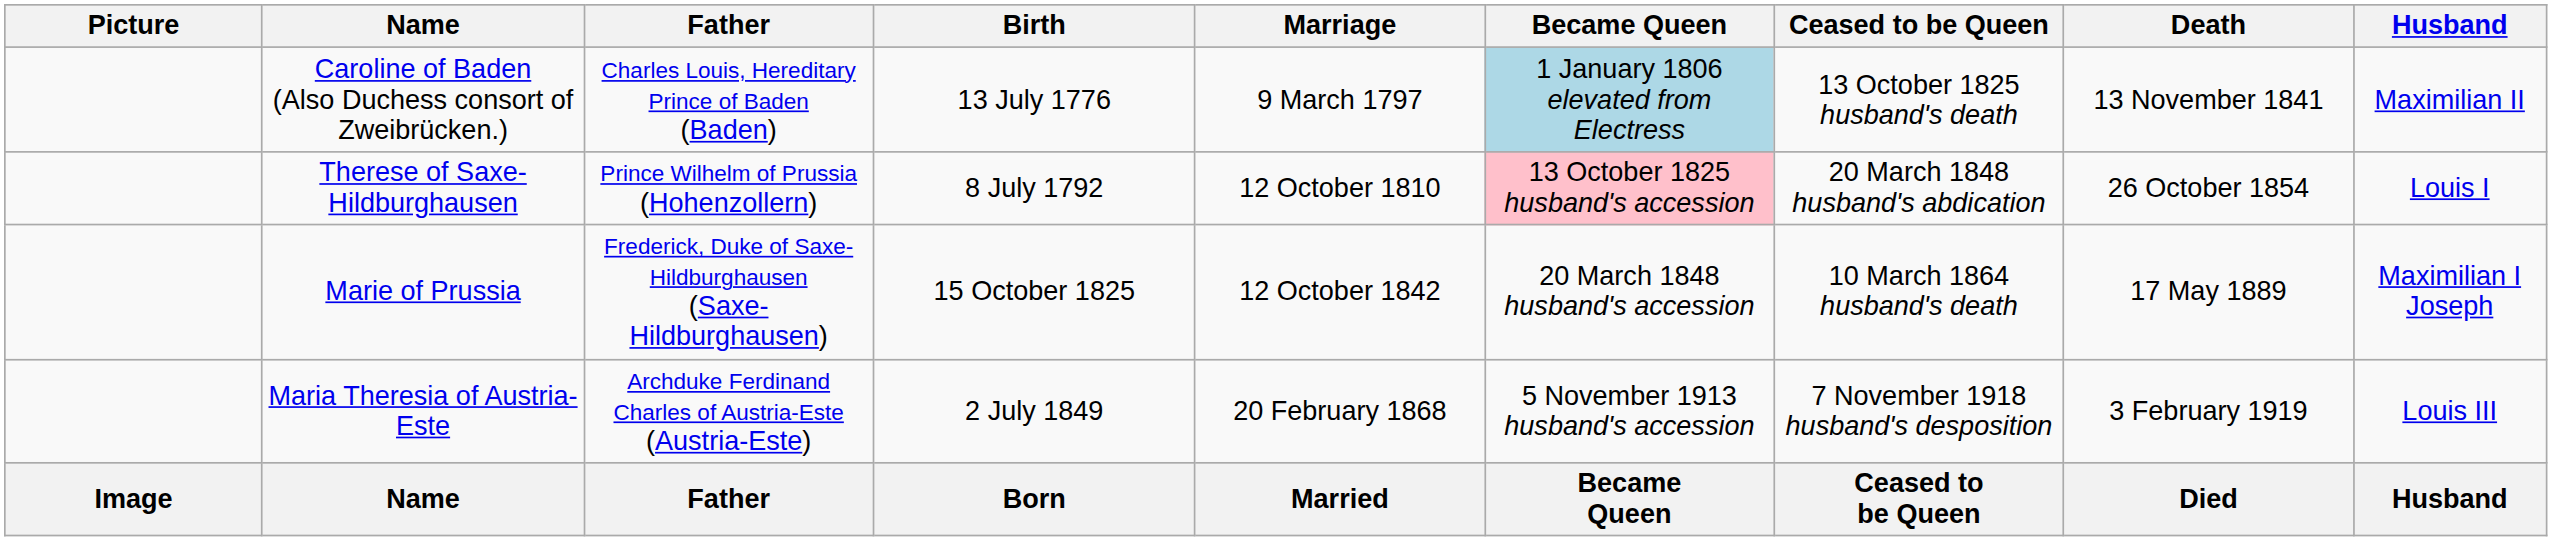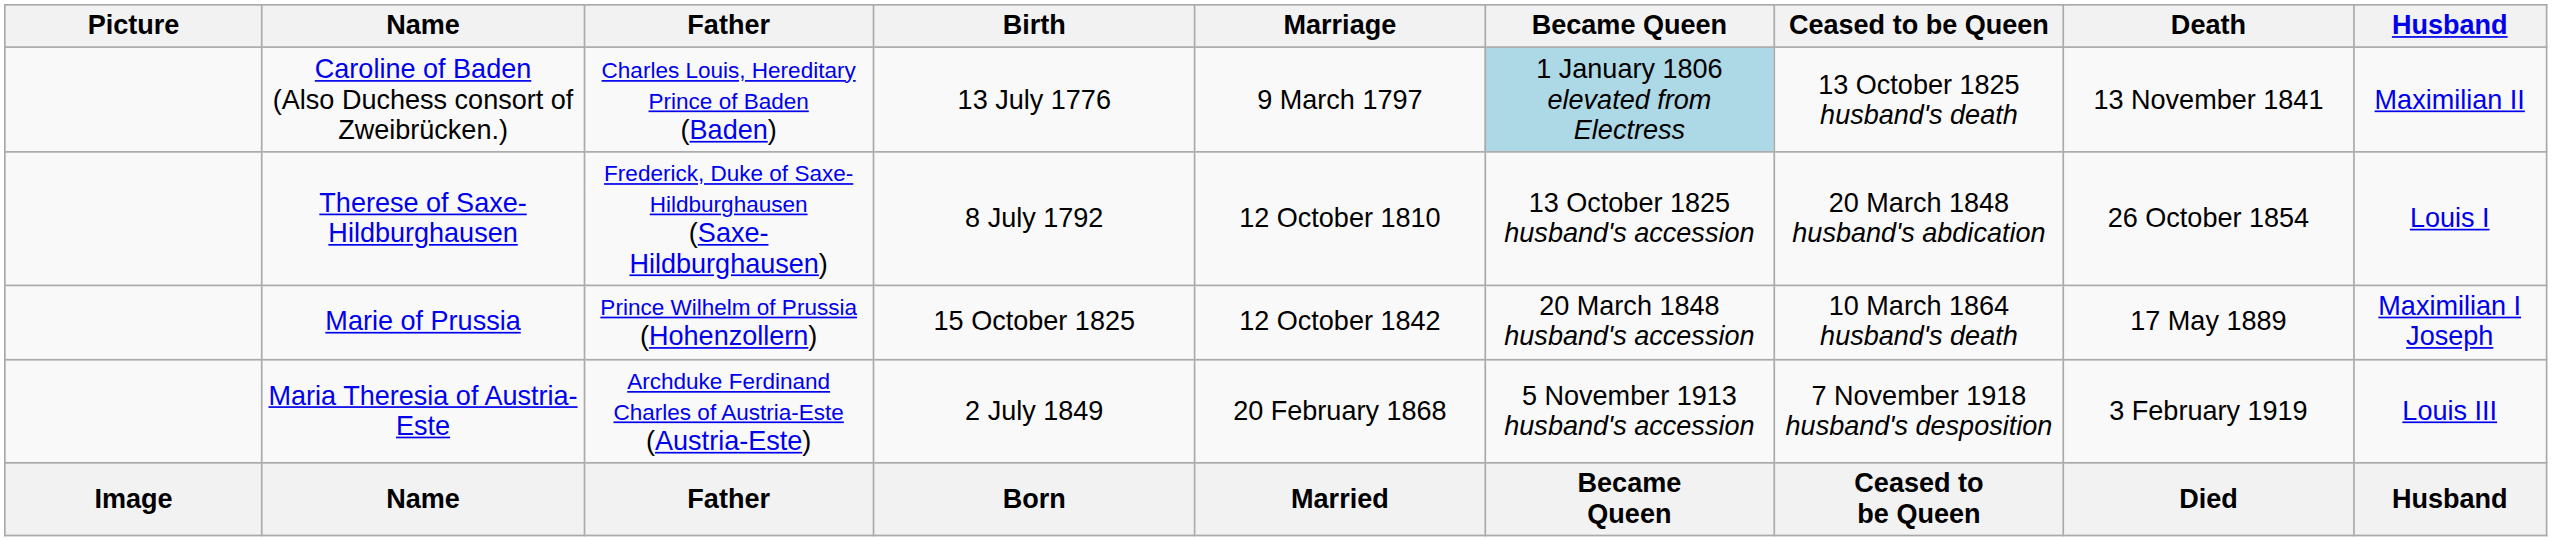(729, 189) Prince Wilhelm of Prussia (Hohenzollern) -> (729, 219) Frederick, Duke of Saxe-Hildburghausen (Saxe-Hildburghausen)
(1629, 187) pink background -> (1629, 218) no background
(729, 293) Frederick, Duke of Saxe-Hildburghausen (Saxe-Hildburghausen) -> (729, 323) Prince Wilhelm of Prussia (Hohenzollern)
